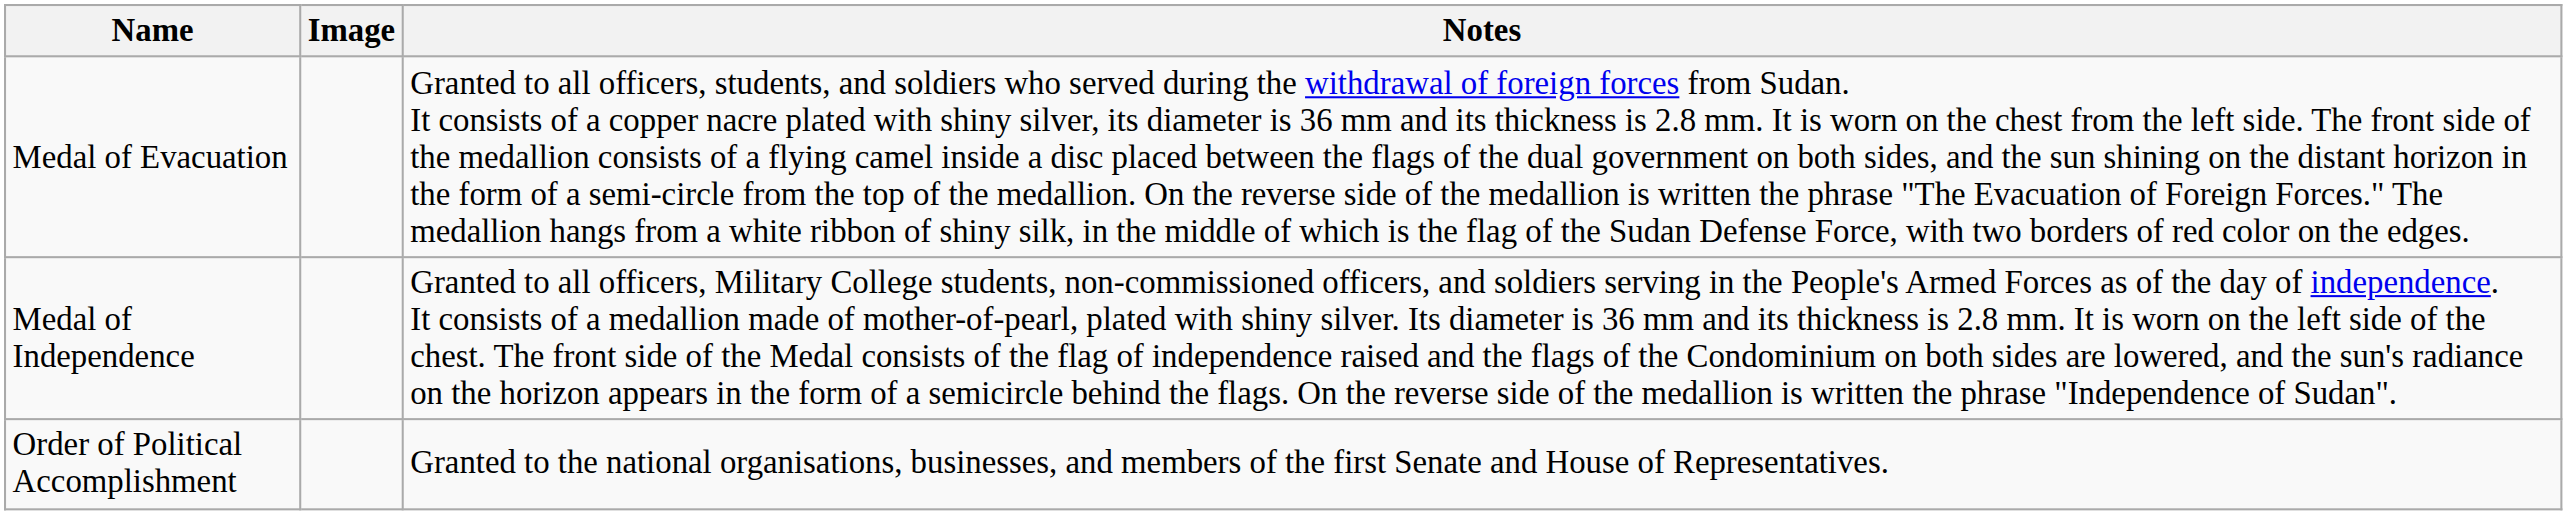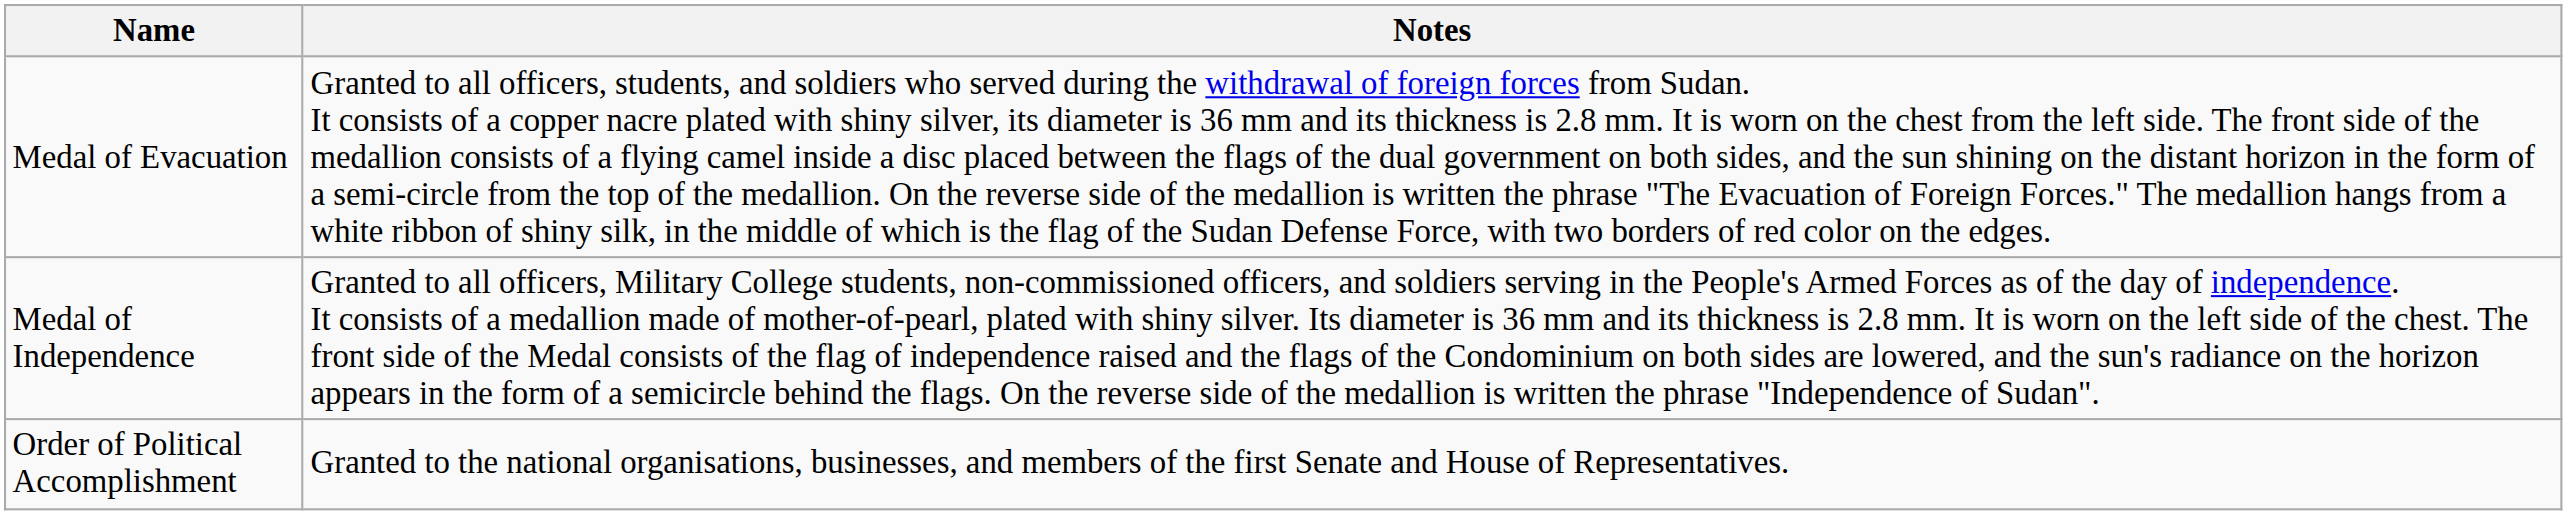- column: (351, 30)
